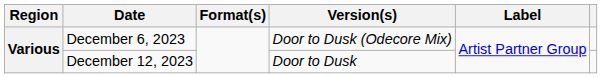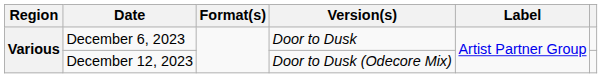(362, 38) Door to Dusk (Odecore Mix) -> (315, 38) Door to Dusk
(315, 61) Door to Dusk -> (362, 61) Door to Dusk (Odecore Mix)
